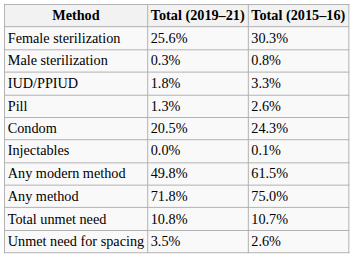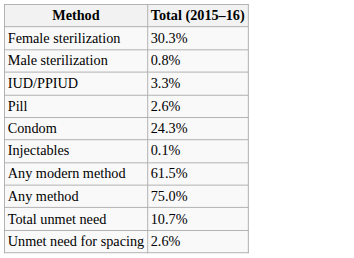- column: (198, 15)
